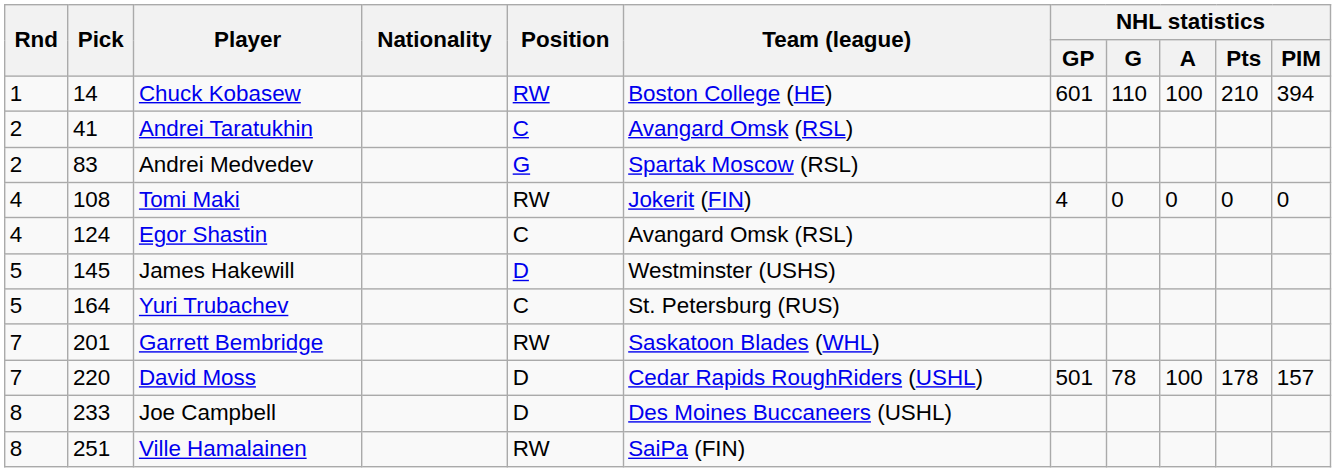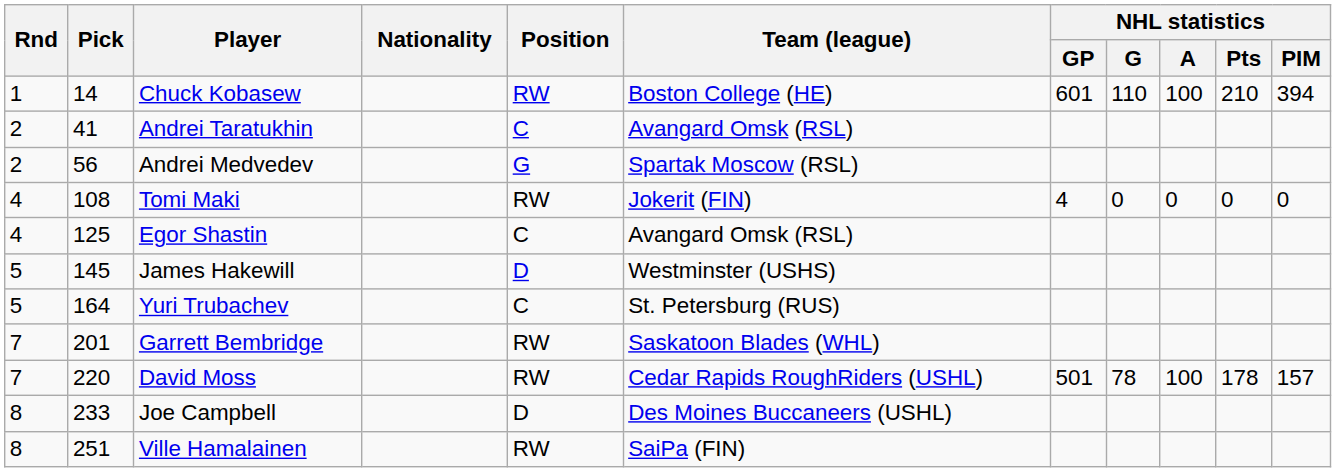(85, 164) 83 -> (85, 164) 56
(92, 235) 124 -> (92, 235) 125
(521, 377) D -> (531, 377) RW
